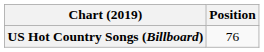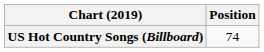(233, 36) 76 -> (233, 36) 74
